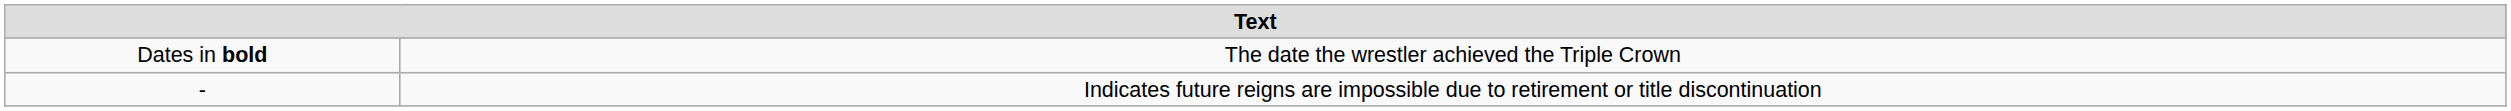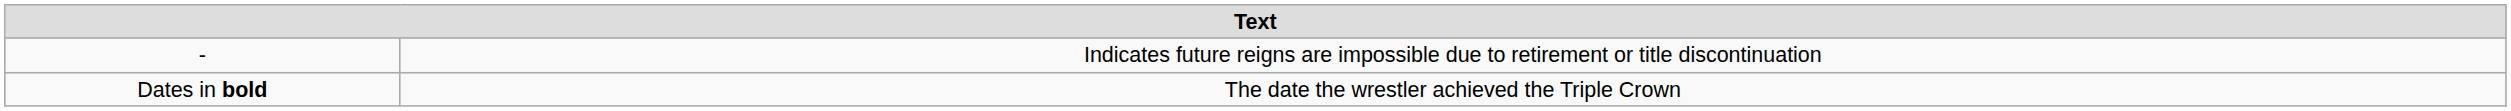rows swapped: (202, 55) <-> (202, 89)
